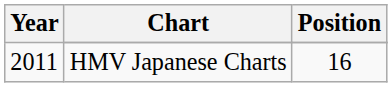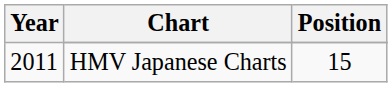(339, 61) 16 -> (339, 61) 15
